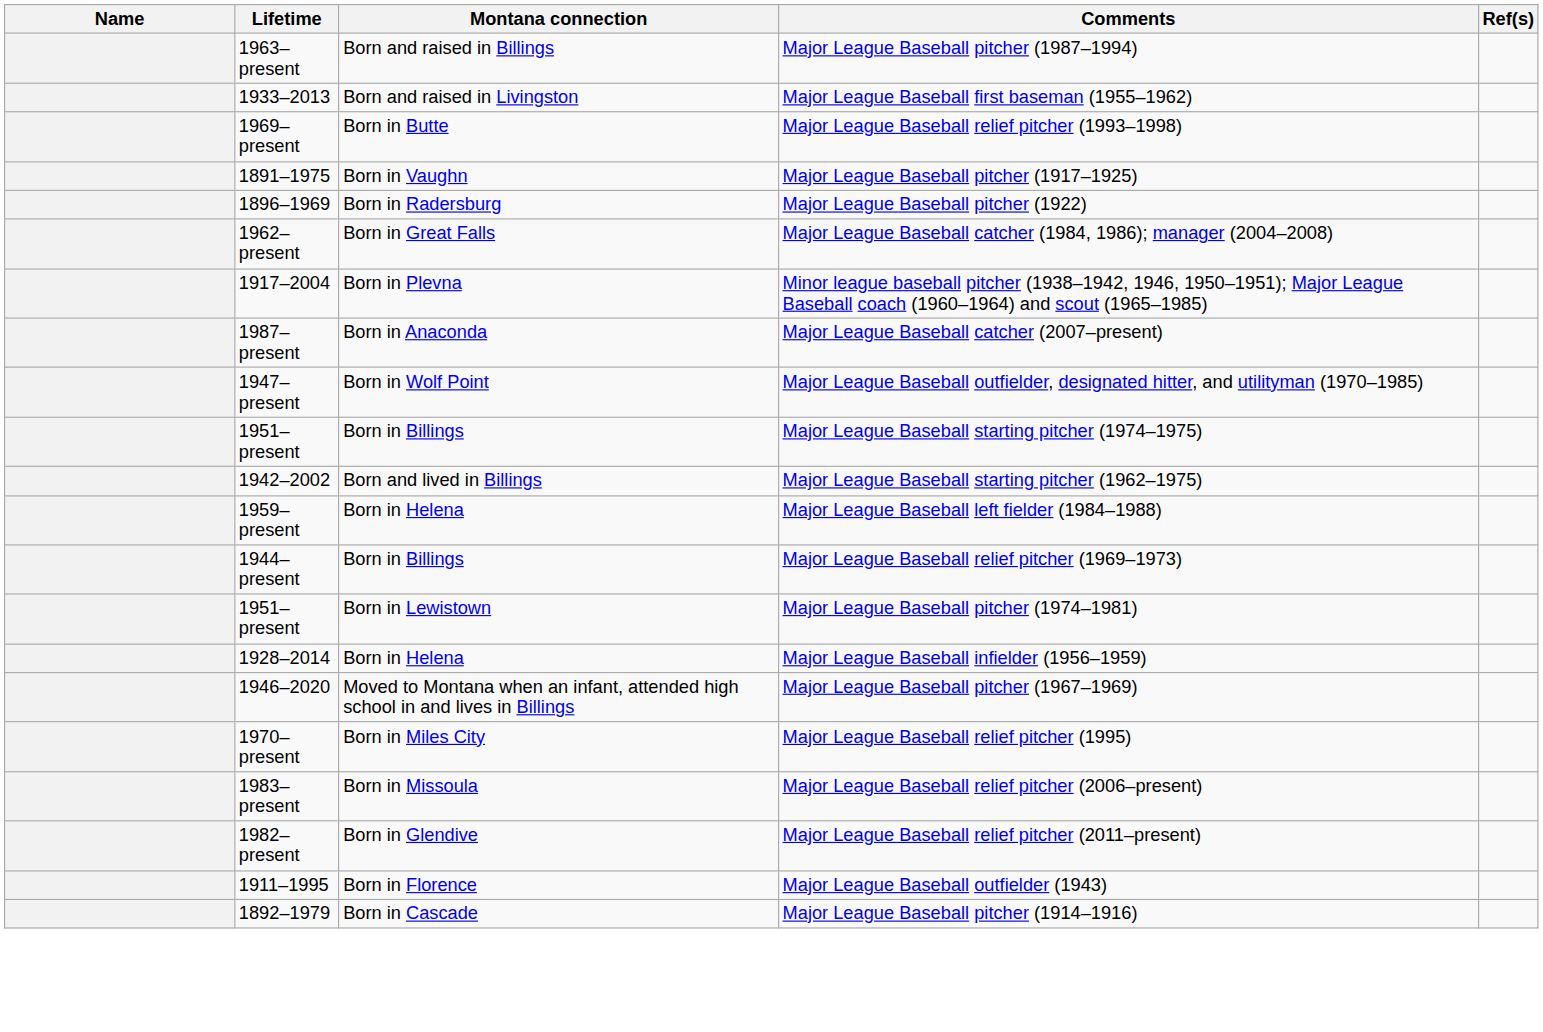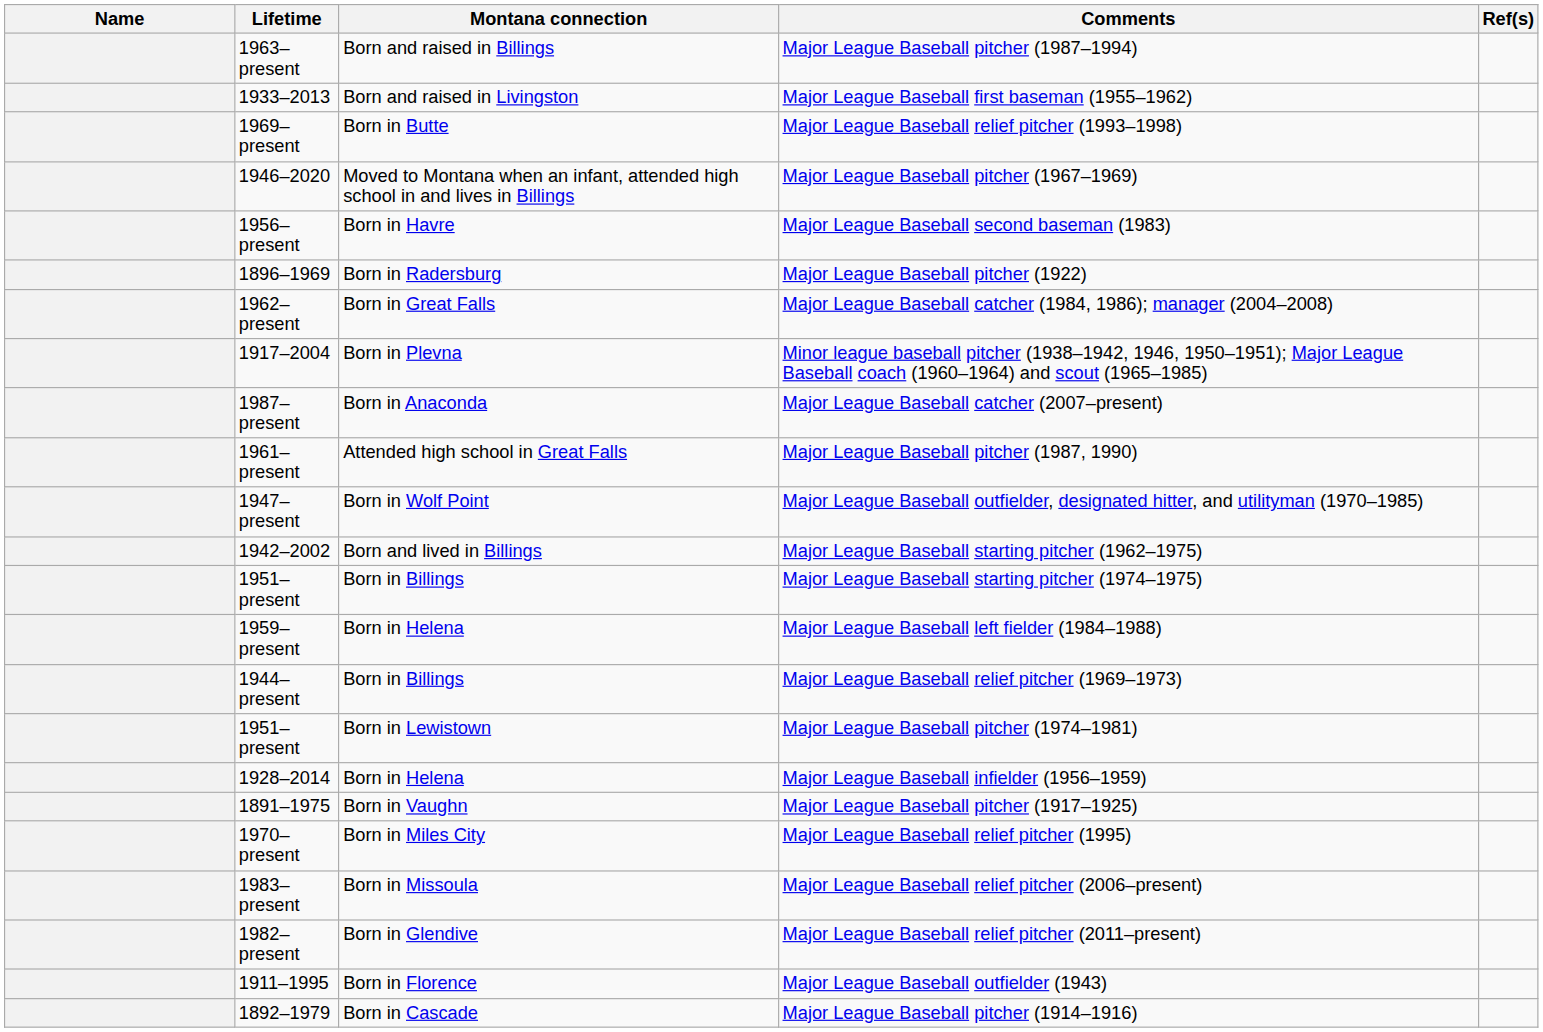rows swapped: (960, 175) <-> (960, 687)
+ row: (977, 225)
+ row: (960, 451)
rows swapped: (992, 431) <-> (992, 480)
